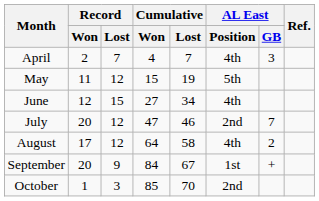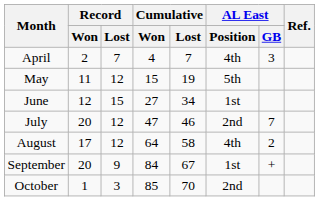(232, 100) 4th -> (232, 100) 1st
